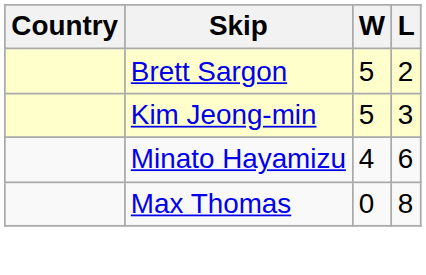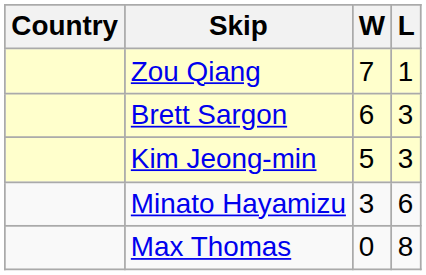+ row: (196, 70)
(366, 70) 5 -> (366, 114) 6
(406, 70) 2 -> (406, 114) 3
(366, 159) 4 -> (366, 203) 3
